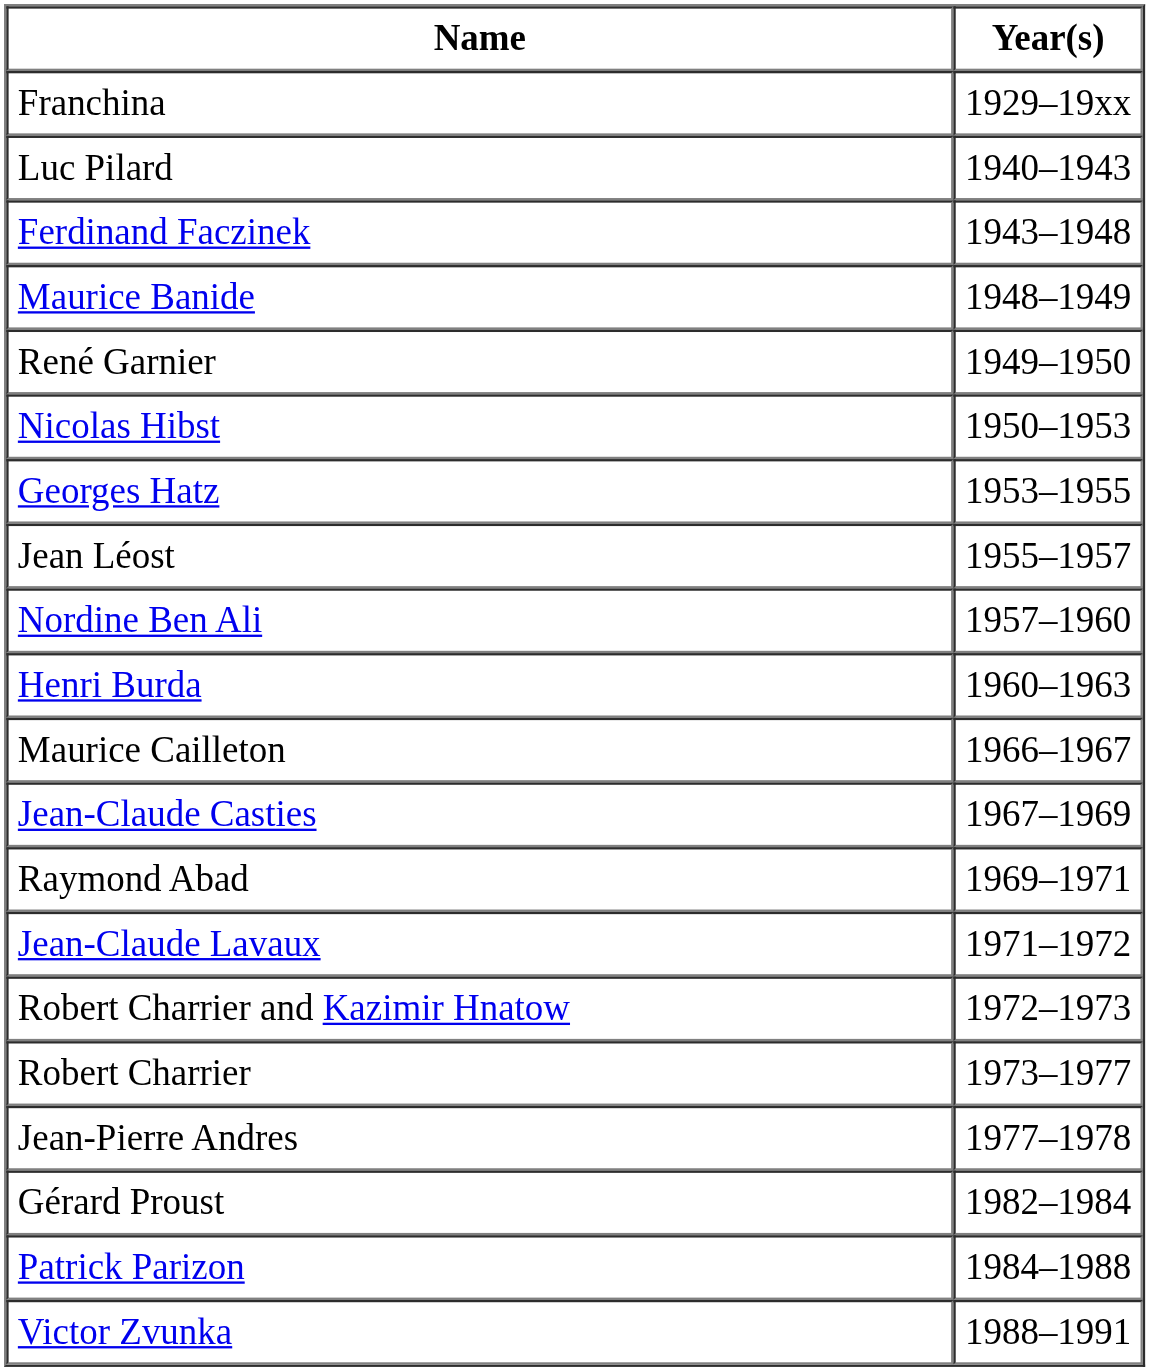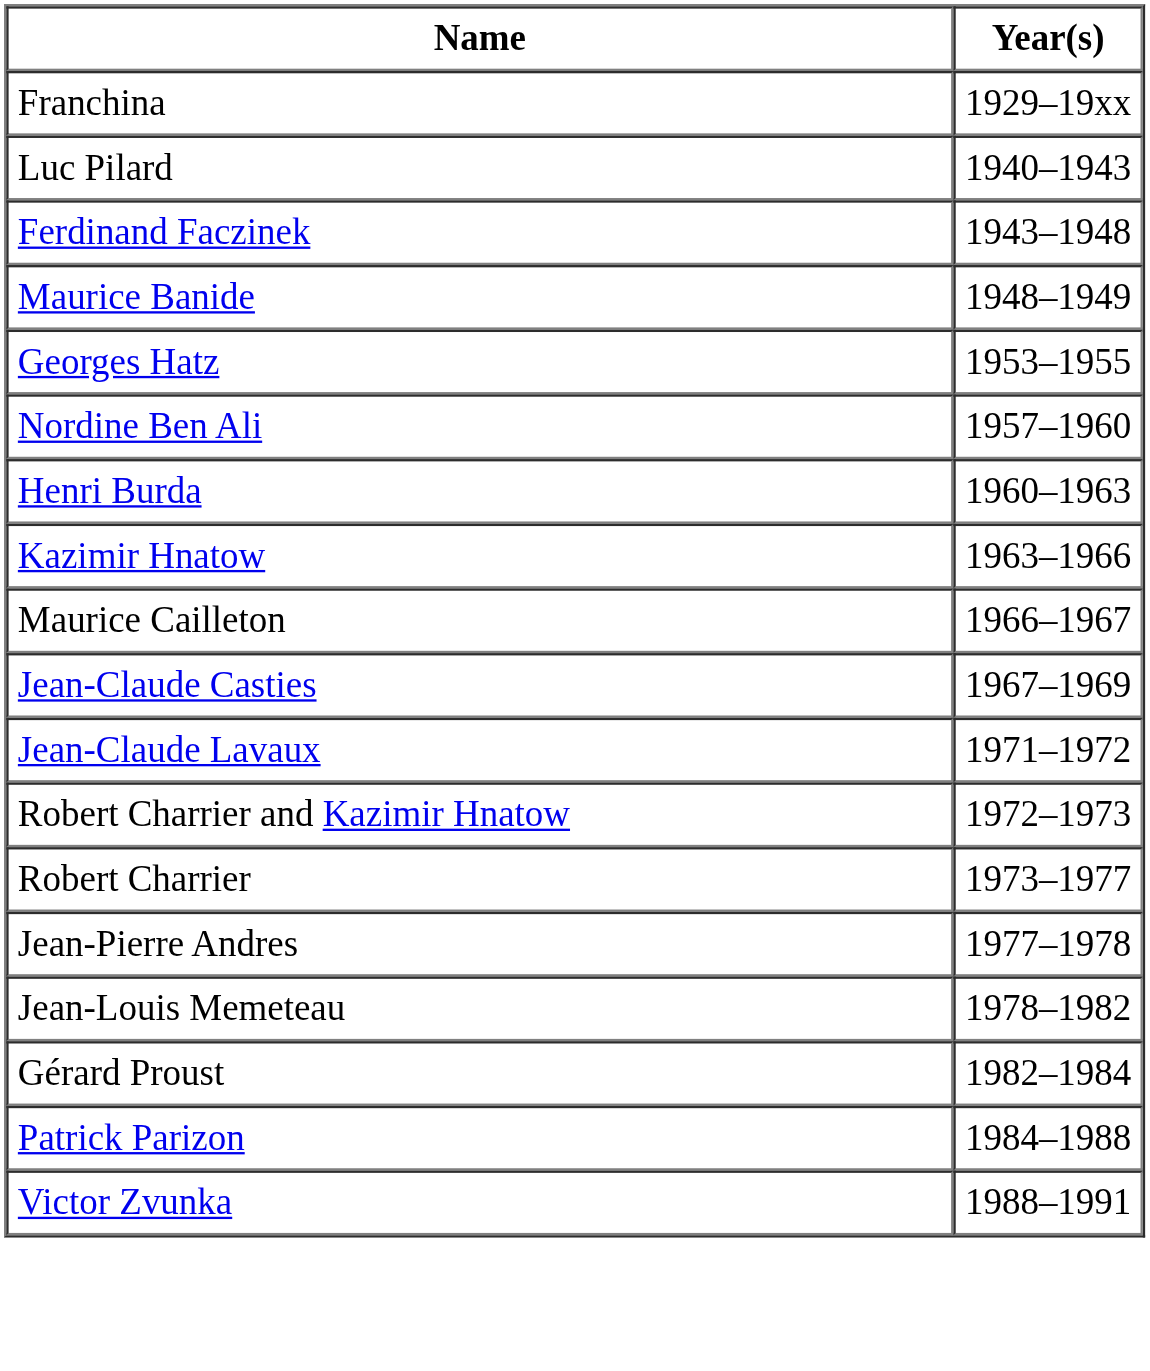- row: (117, 361)
- row: (119, 426)
- row: (96, 555)
+ row: (142, 555)
- row: (133, 878)
+ row: (182, 1008)
